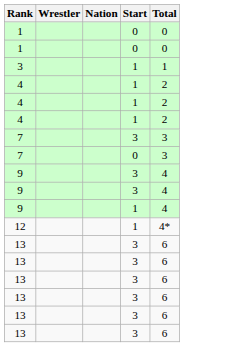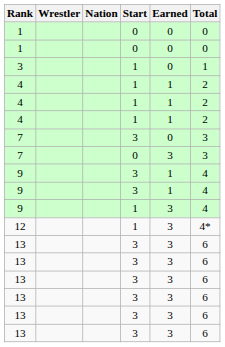+ column: (170, 13)
